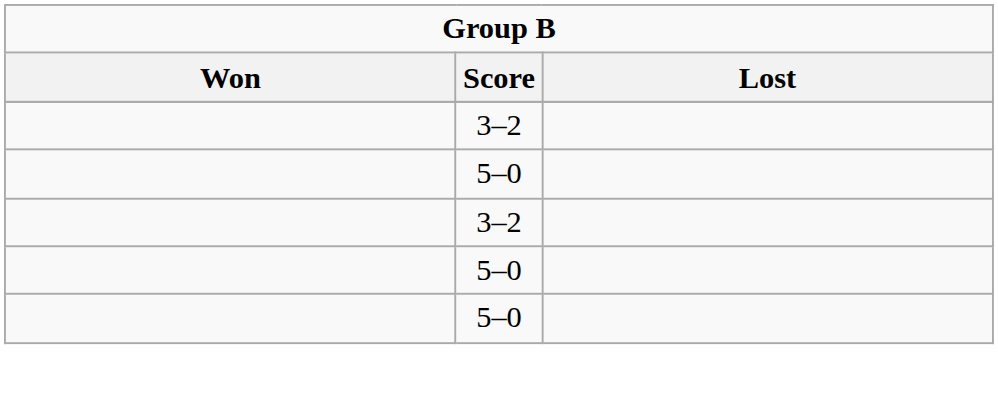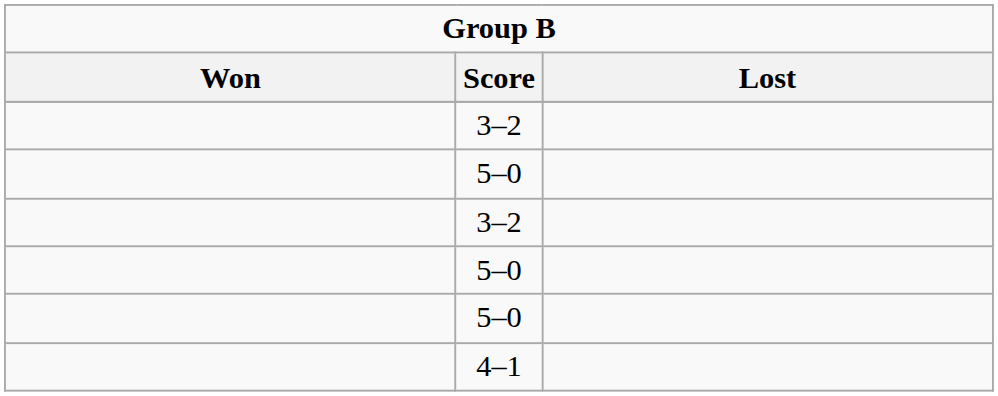+ row: (230, 367)
